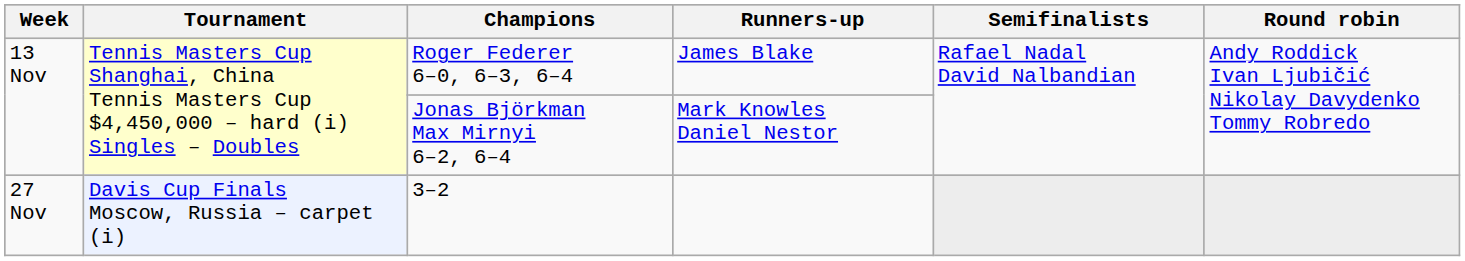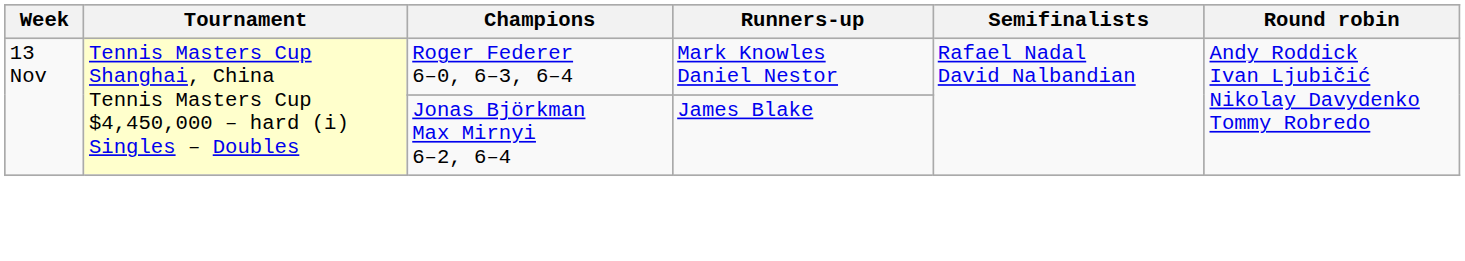(745, 55) James Blake -> (758, 67) Mark Knowles Daniel Nestor
(758, 123) Mark Knowles Daniel Nestor -> (745, 112) James Blake
- row: (431, 192)
